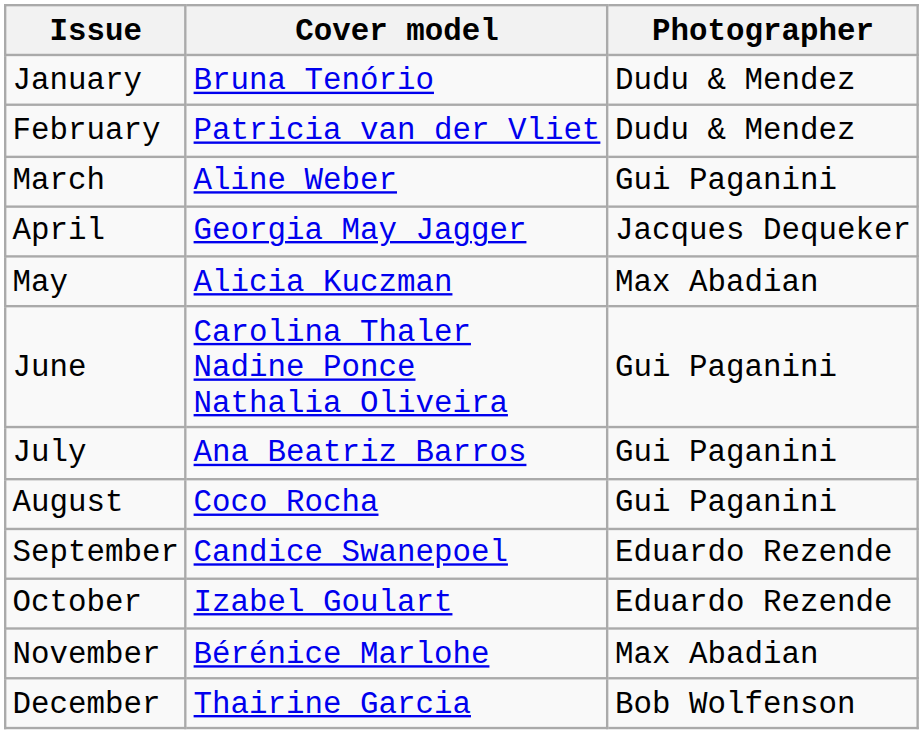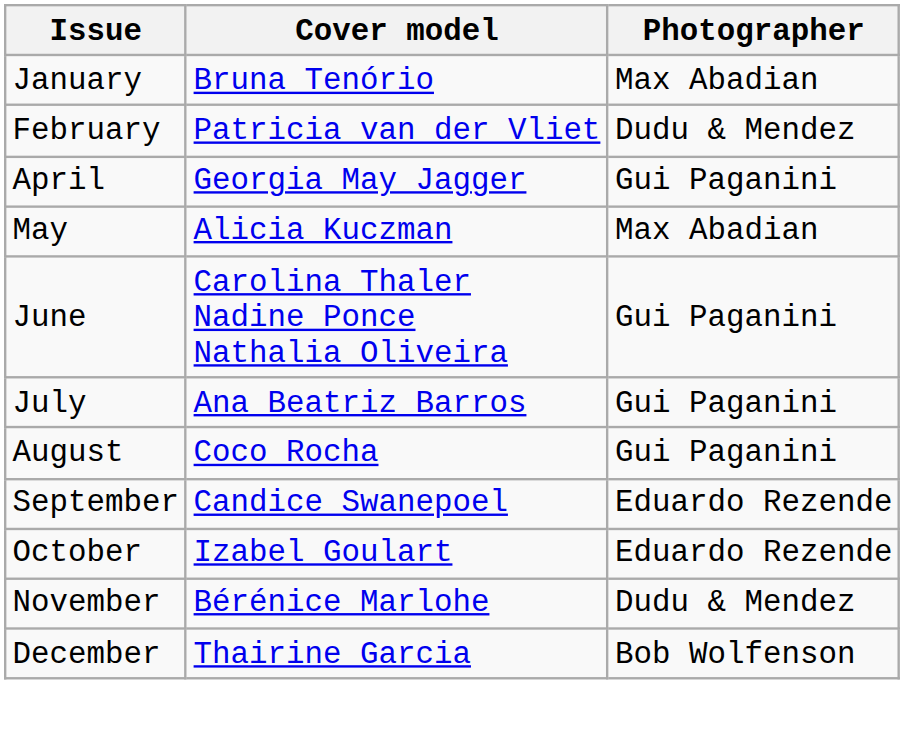(735, 81) Dudu & Mendez -> (717, 81) Max Abadian
- row: (59, 181)
(763, 231) Jacques Dequeker -> (726, 181) Gui Paganini
(717, 654) Max Abadian -> (735, 604) Dudu & Mendez
